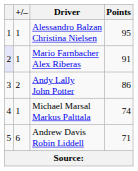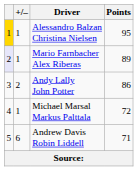(9, 33) no background -> (9, 33) gold background
(126, 59) 91 -> (126, 59) 89
(126, 111) 74 -> (126, 111) 72
